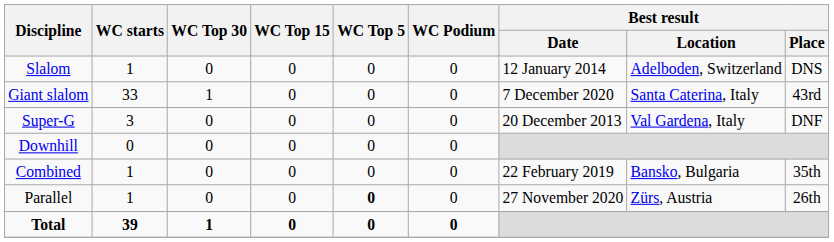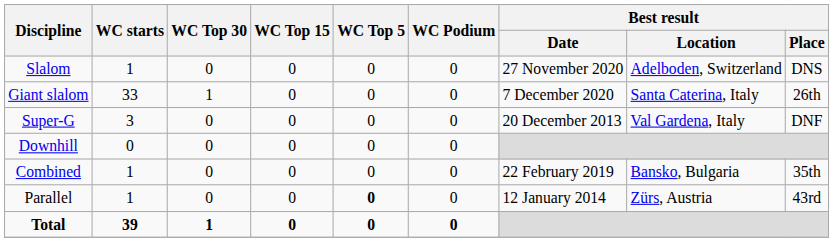(554, 69) 12 January 2014 -> (563, 69) 27 November 2020
(807, 95) 43rd -> (807, 95) 26th
(563, 198) 27 November 2020 -> (554, 198) 12 January 2014
(807, 198) 26th -> (807, 198) 43rd
